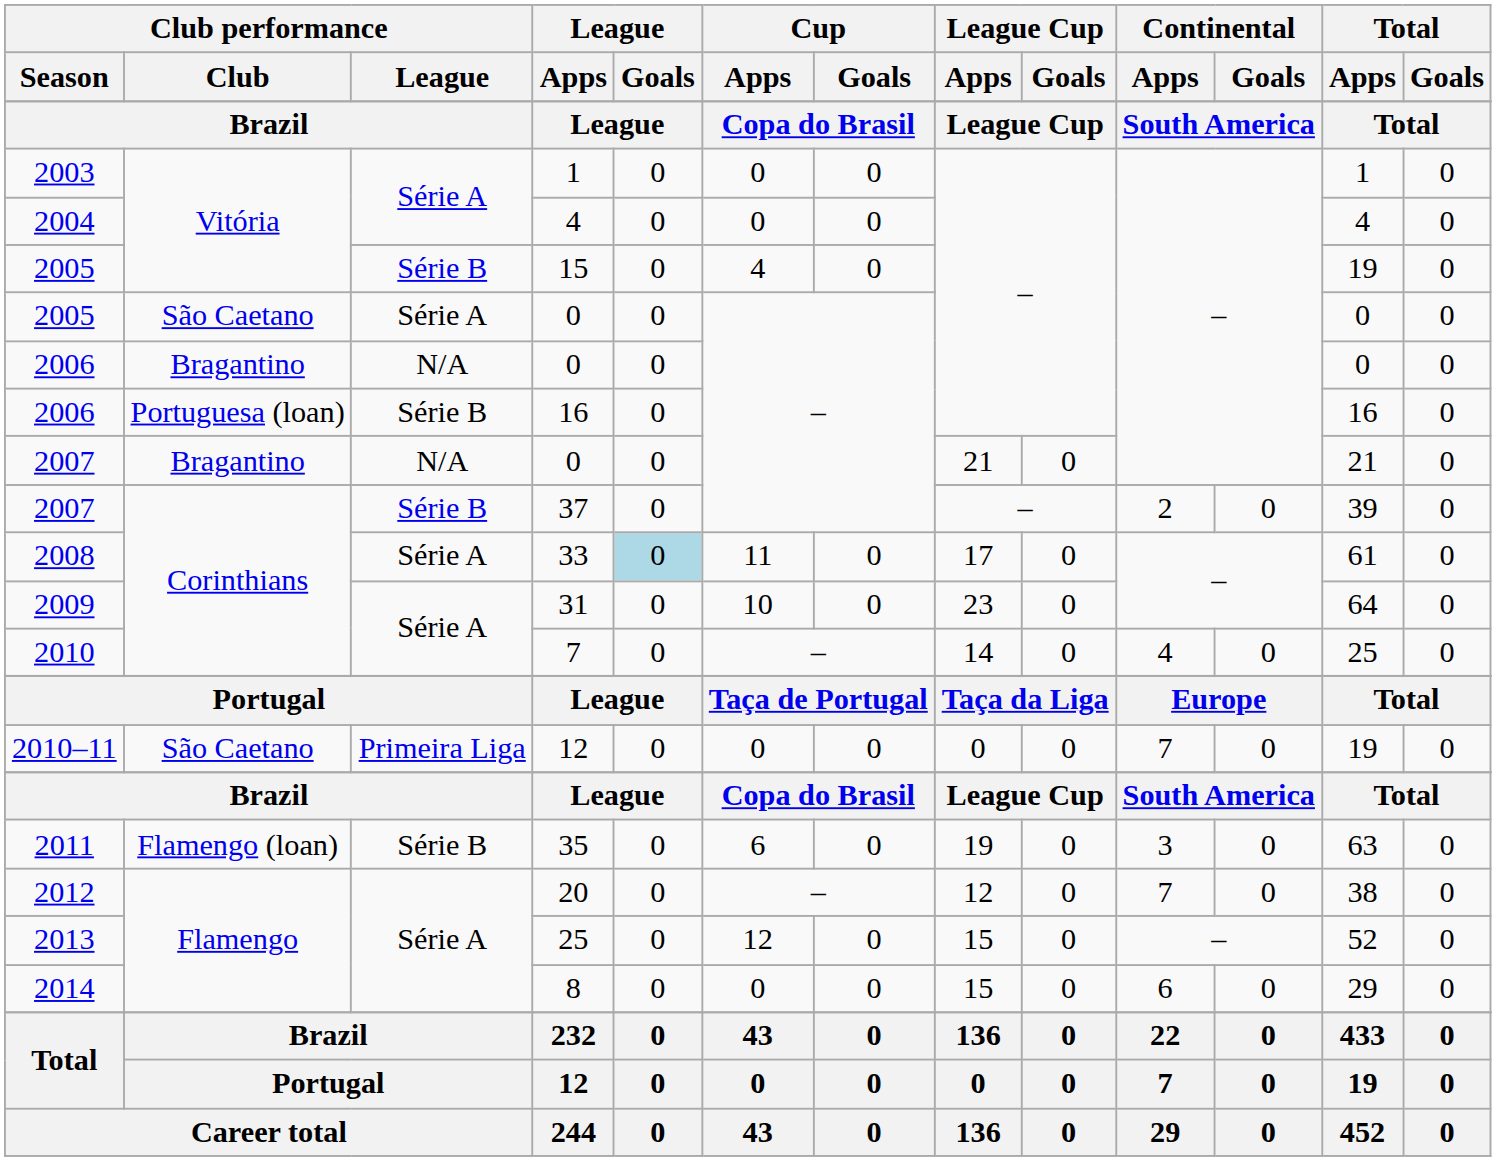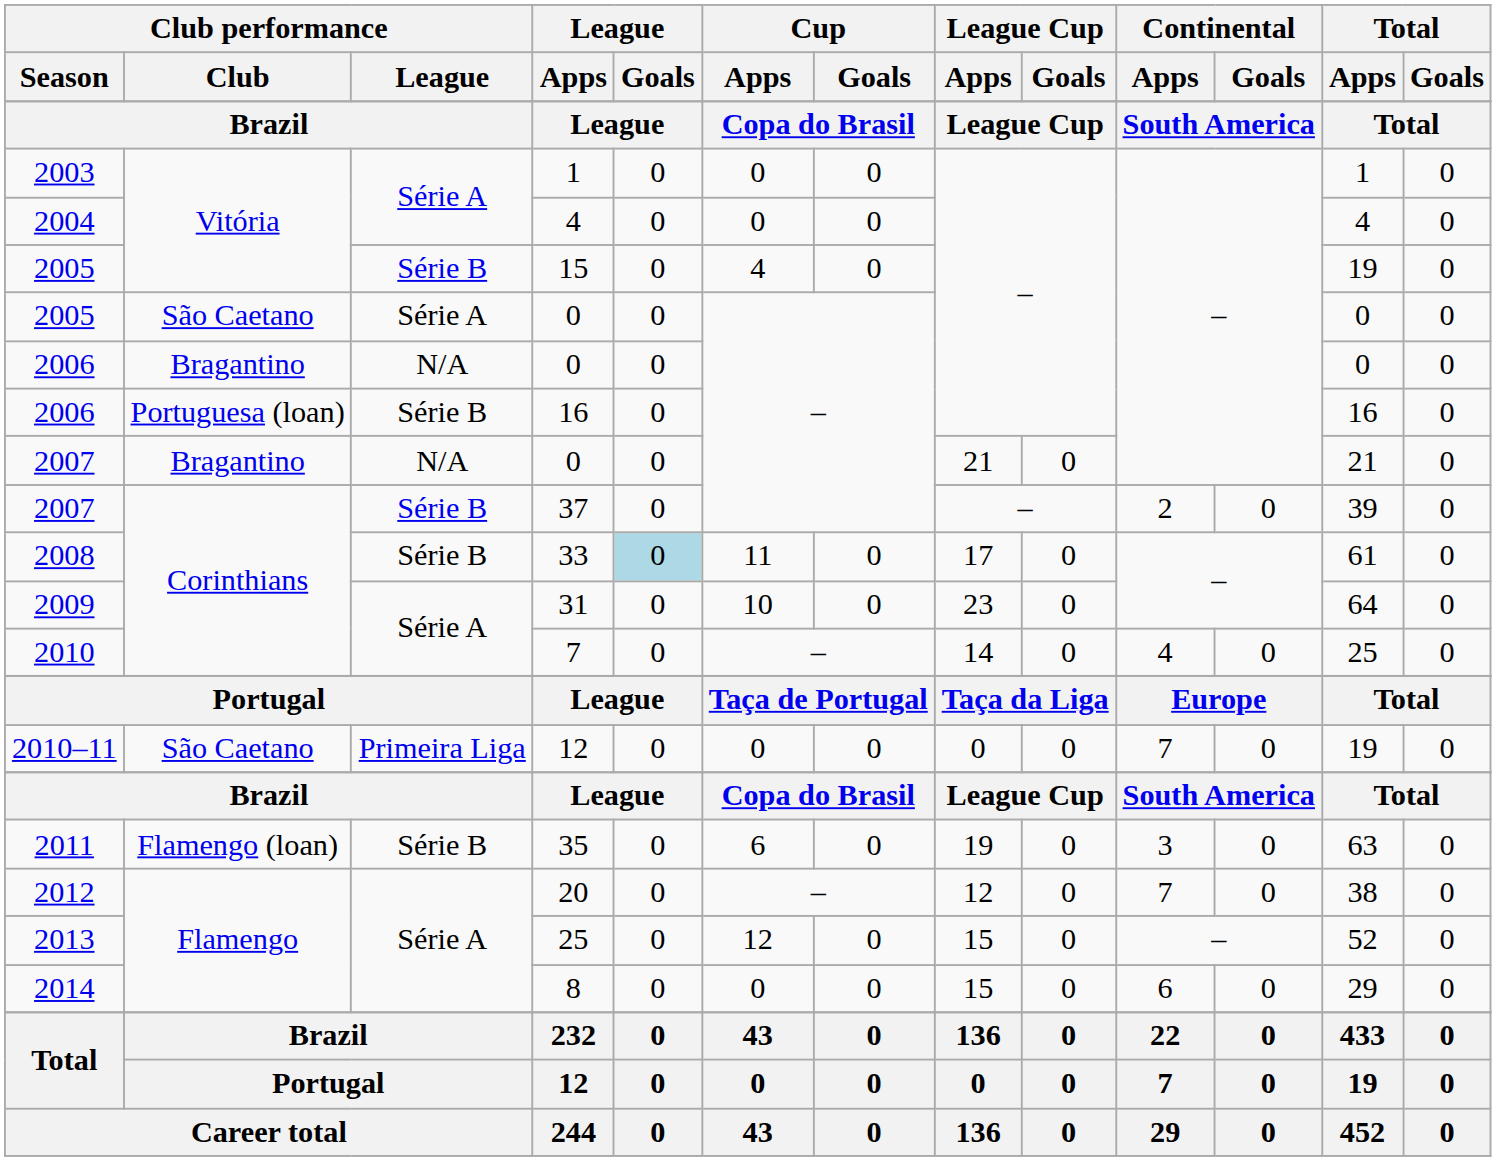(442, 556) Série A -> (442, 556) Série B
